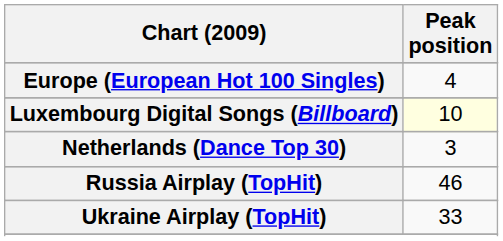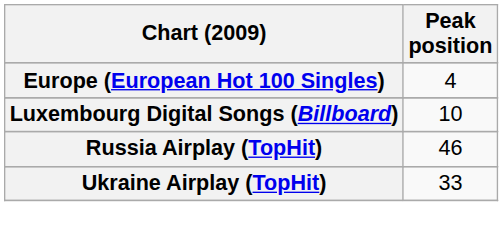(450, 114) lightyellow background -> (450, 114) no background
- row: (204, 148)
